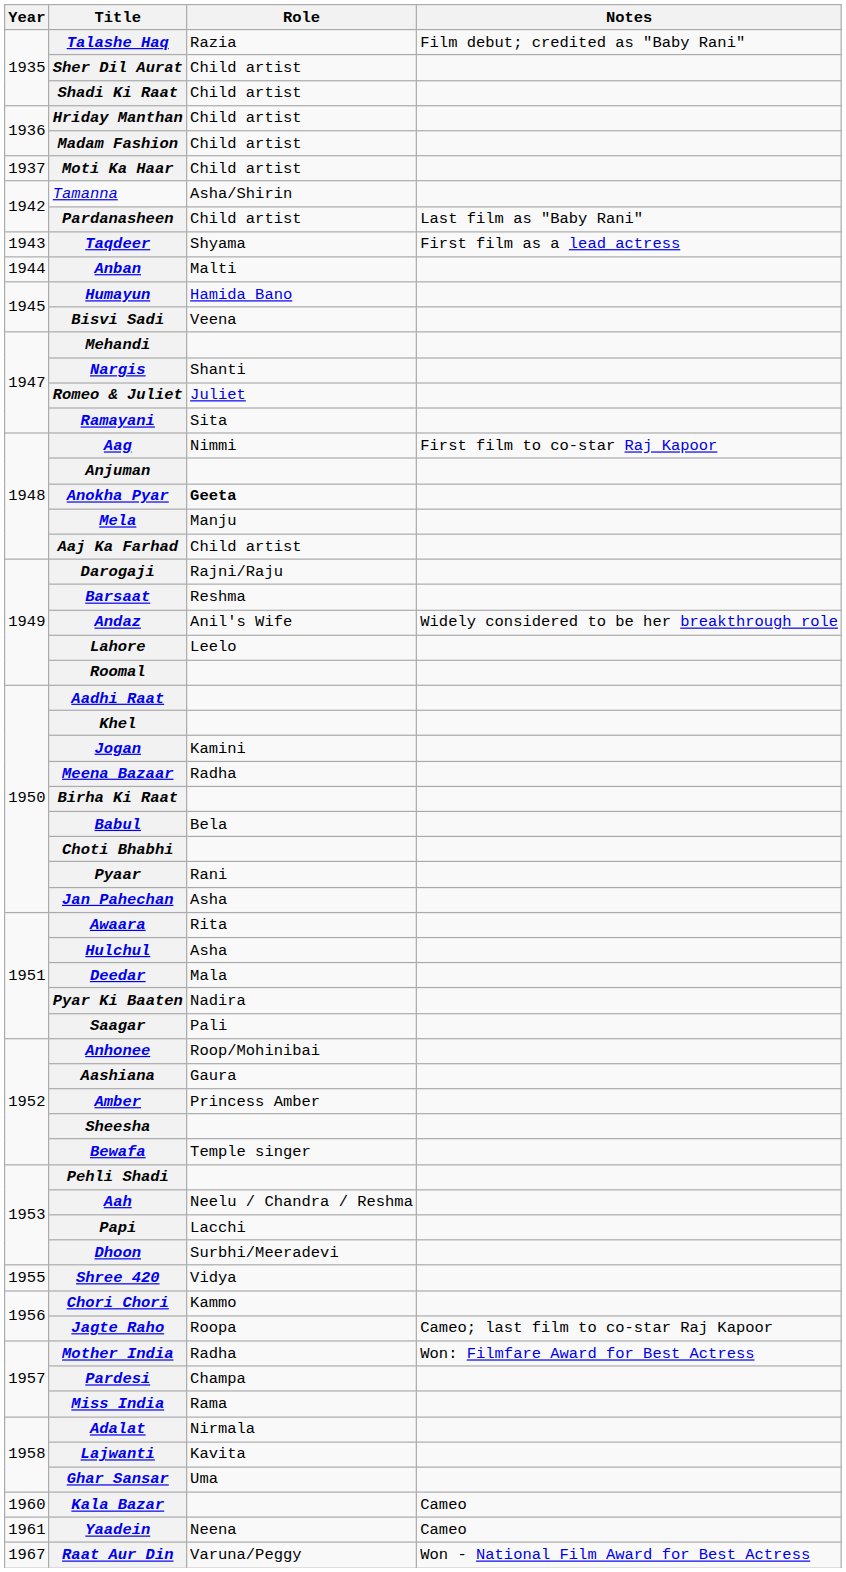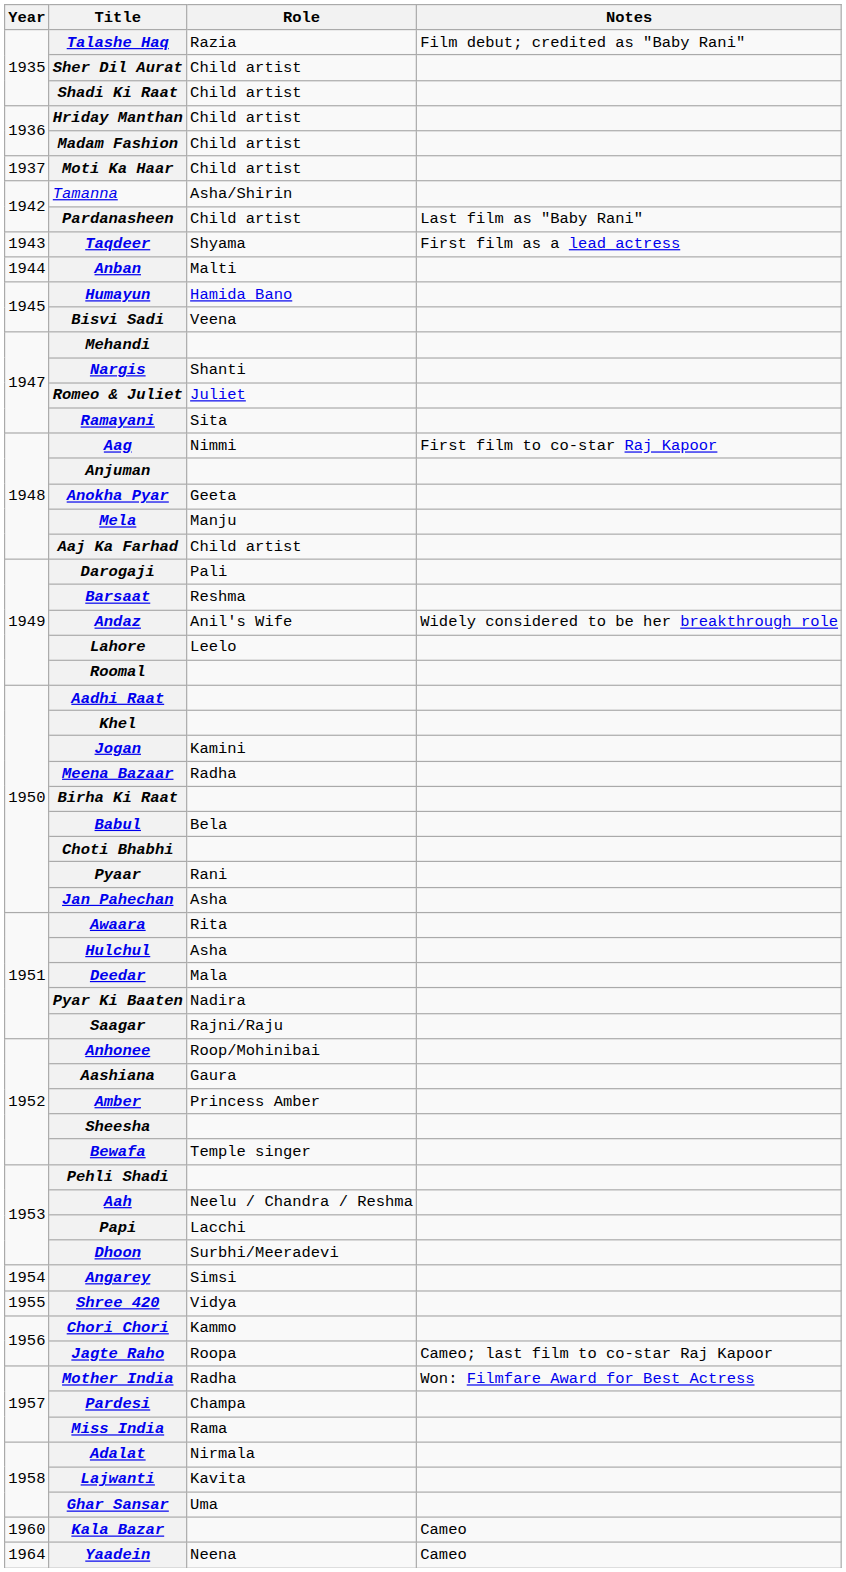(213, 496) bold -> (213, 496) normal
(237, 572) Rajni/Raju -> (209, 572) Pali
(209, 1026) Pali -> (237, 1026) Rajni/Raju
+ row: (118, 1278)
(27, 1530) 1961 -> (27, 1555) 1964
- row: (118, 1555)
